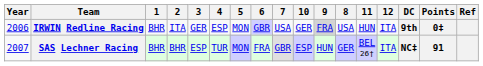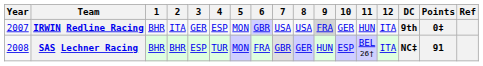columns swapped: (346, 12) <-> (304, 12)
(18, 27) 2006 -> (18, 27) 2007
(18, 48) 2007 -> (18, 48) 2008
